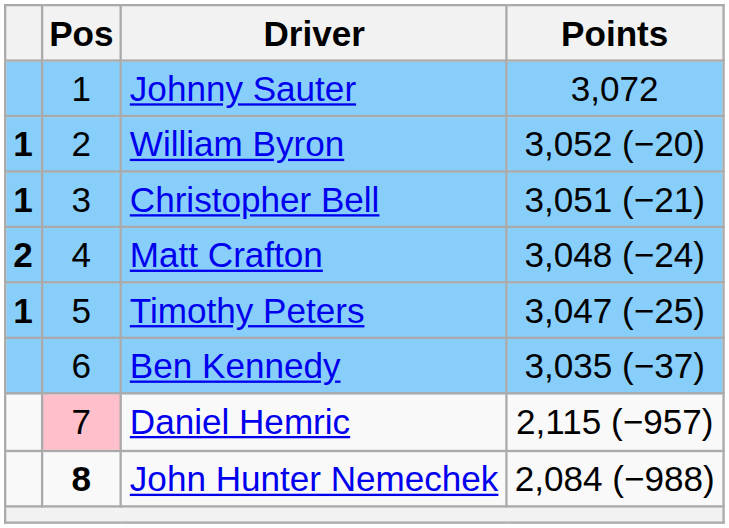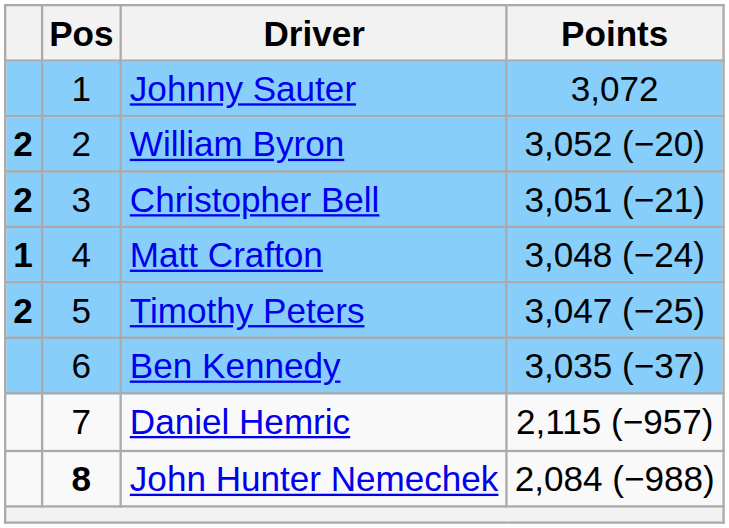(23, 144) 1 -> (23, 144) 2
(23, 200) 1 -> (23, 200) 2
(23, 255) 2 -> (23, 255) 1
(23, 311) 1 -> (23, 311) 2
(81, 422) pink background -> (81, 422) no background
